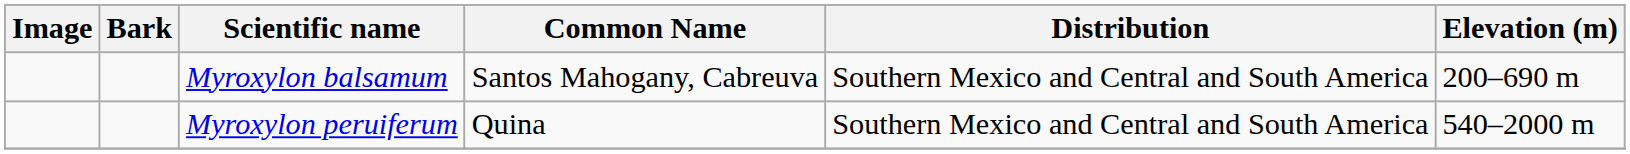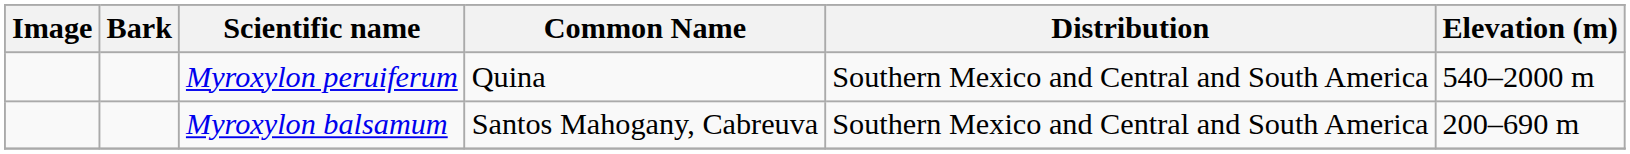rows swapped: (317, 76) <-> (322, 124)
